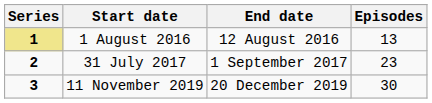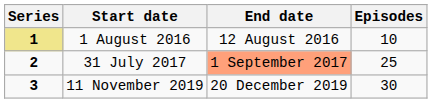(389, 40) 13 -> (389, 40) 10
(279, 63) no background -> (279, 63) lightsalmon background
(389, 63) 23 -> (389, 63) 25
